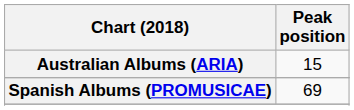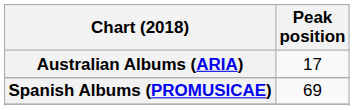(312, 63) 15 -> (312, 63) 17
